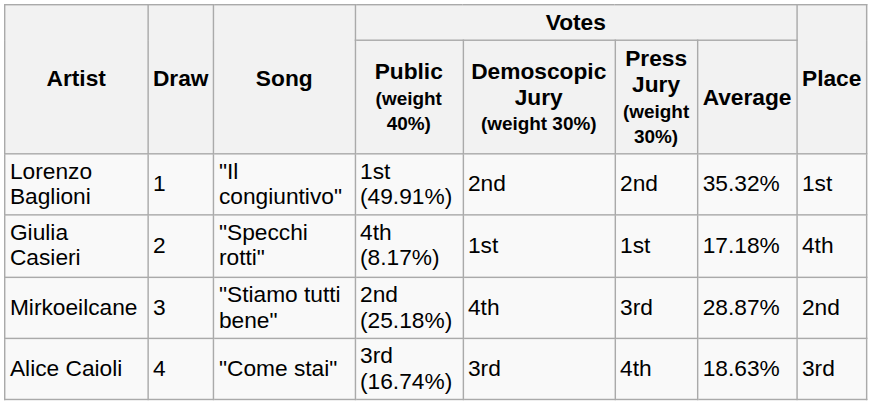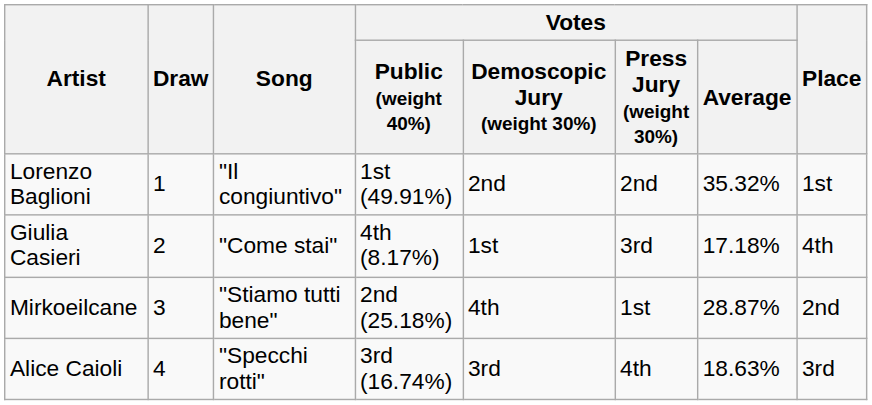(263, 245) "Specchi rotti" -> (278, 245) "Come stai"
(635, 245) 1st -> (636, 245) 3rd
(636, 307) 3rd -> (635, 307) 1st
(278, 368) "Come stai" -> (263, 368) "Specchi rotti"
